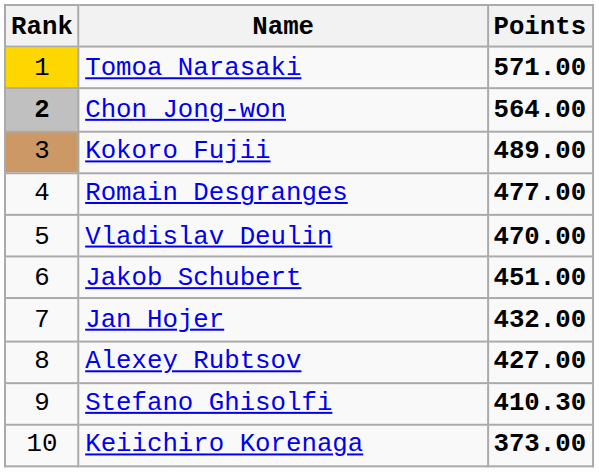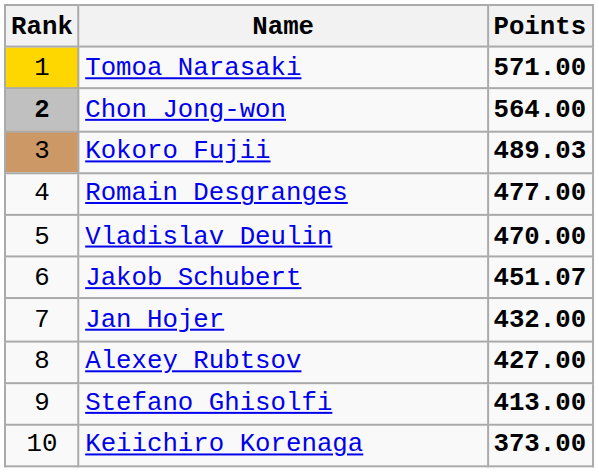(540, 152) 489.00 -> (540, 152) 489.03
(540, 278) 451.00 -> (540, 278) 451.07
(540, 404) 410.30 -> (540, 404) 413.00
